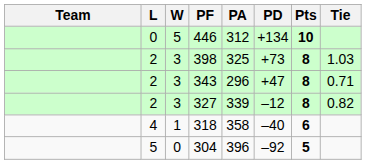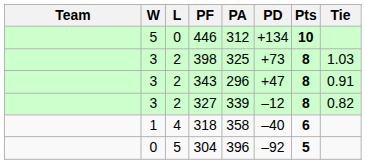columns swapped: (177, 15) <-> (153, 15)
(340, 81) 0.71 -> (340, 81) 0.91
